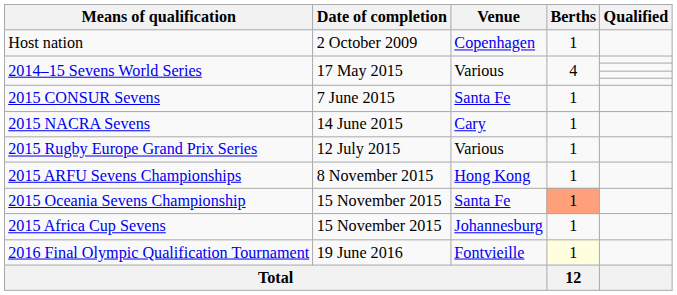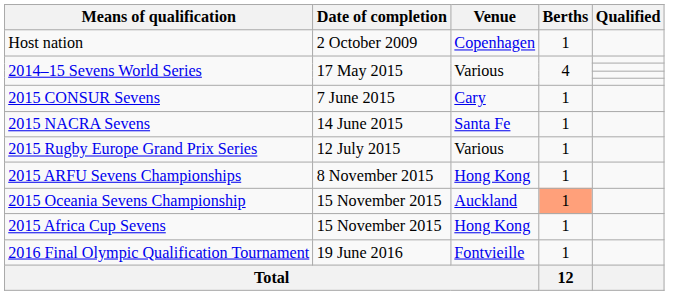(482, 98) Santa Fe -> (470, 98) Cary
(470, 123) Cary -> (482, 123) Santa Fe
(482, 200) Santa Fe -> (486, 200) Auckland
(499, 226) Johannesburg -> (492, 226) Hong Kong
(573, 252) lightyellow background -> (565, 252) no background
